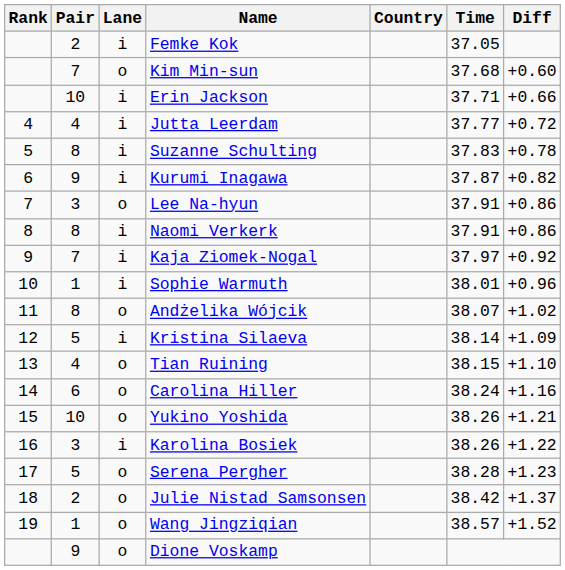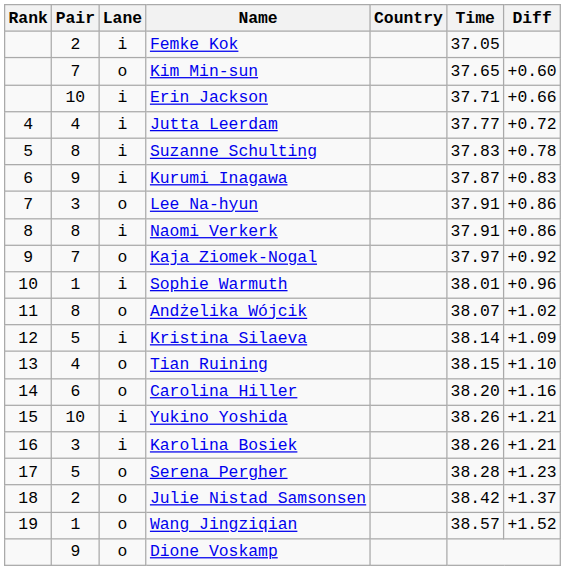(475, 71) 37.68 -> (475, 71) 37.65
(532, 178) +0.82 -> (532, 178) +0.83
(122, 258) i -> (122, 258) o
(475, 392) 38.24 -> (475, 392) 38.20
(122, 418) o -> (122, 418) i
(532, 445) +1.22 -> (532, 445) +1.21
